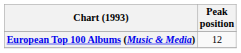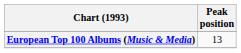(217, 39) 12 -> (217, 39) 13
